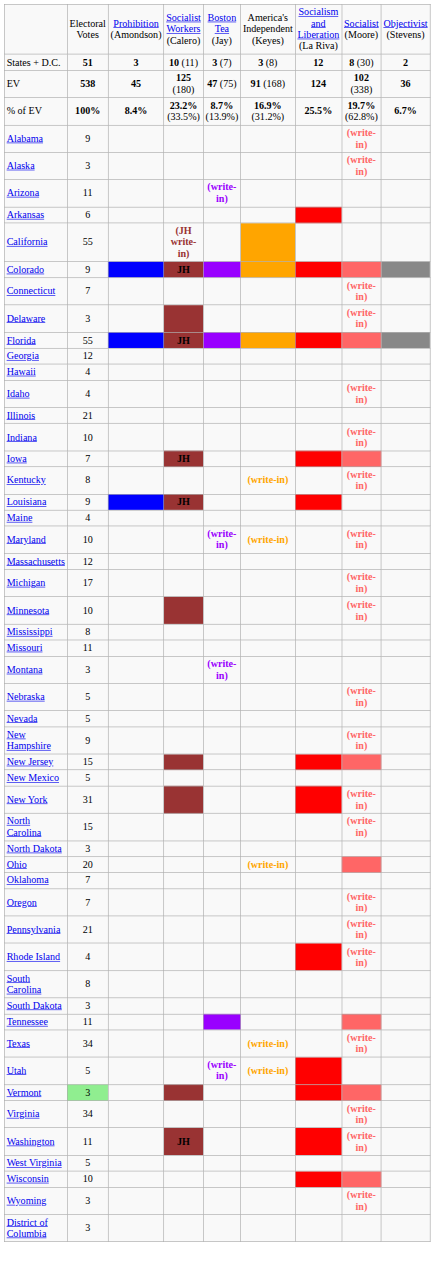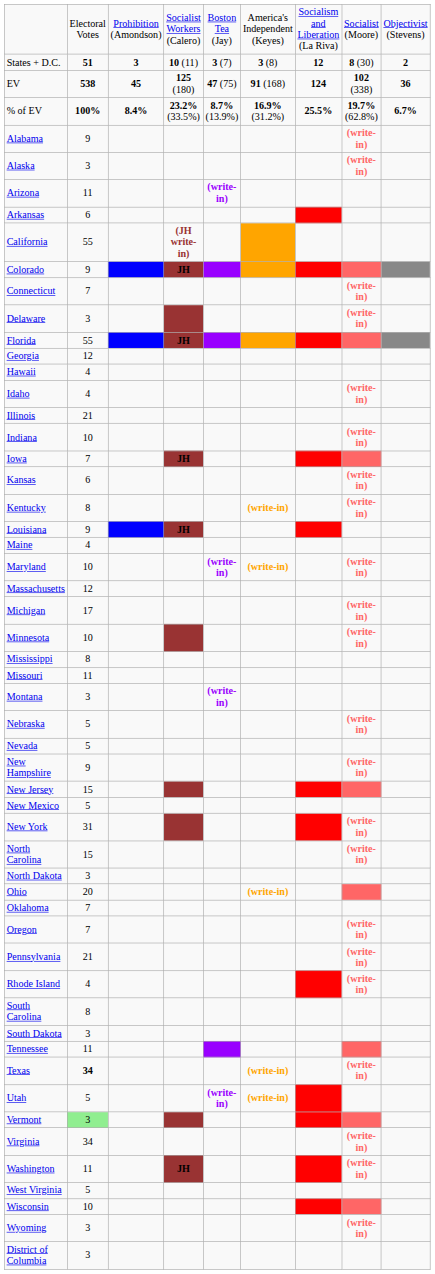+ row: (21, 480)
(88, 1043) normal -> (88, 1071) bold
